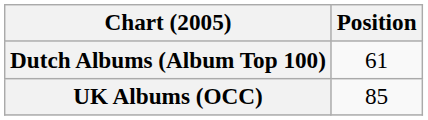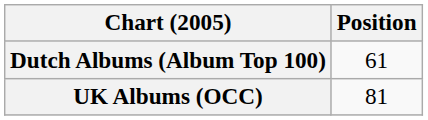(377, 96) 85 -> (377, 96) 81
